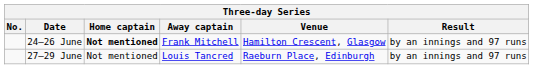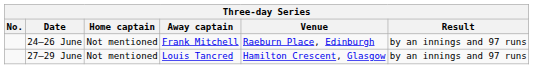(122, 41) bold -> (122, 41) normal
(314, 41) Hamilton Crescent, Glasgow -> (309, 41) Raeburn Place, Edinburgh
(309, 56) Raeburn Place, Edinburgh -> (314, 56) Hamilton Crescent, Glasgow
